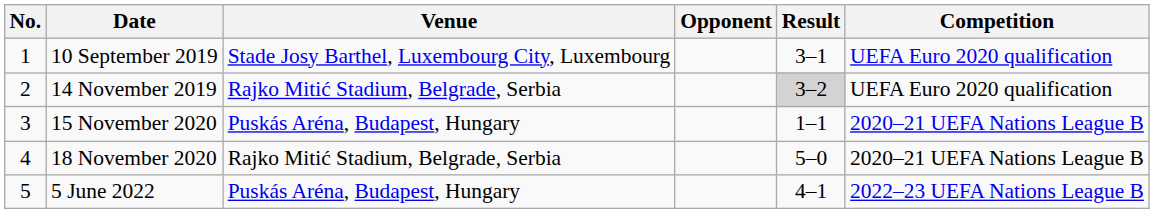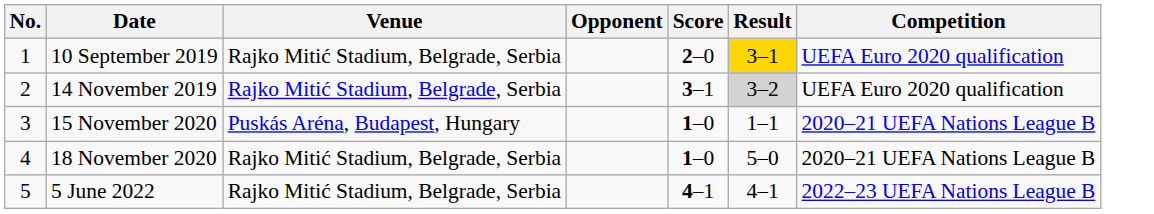+ column: (698, 21)
(449, 55) Stade Josy Barthel, Luxembourg City, Luxembourg -> (394, 55) Rajko Mitić Stadium, Belgrade, Serbia
(811, 55) no background -> (763, 55) gold background
(374, 191) Puskás Aréna, Budapest, Hungary -> (394, 191) Rajko Mitić Stadium, Belgrade, Serbia
